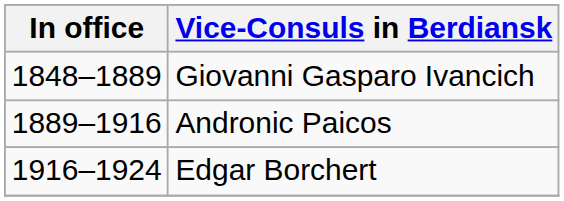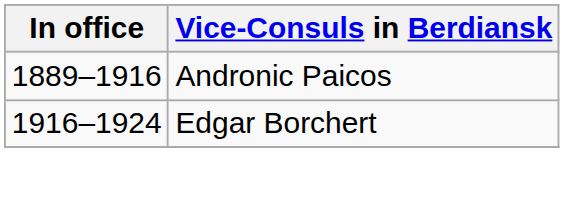- row: (355, 75)
